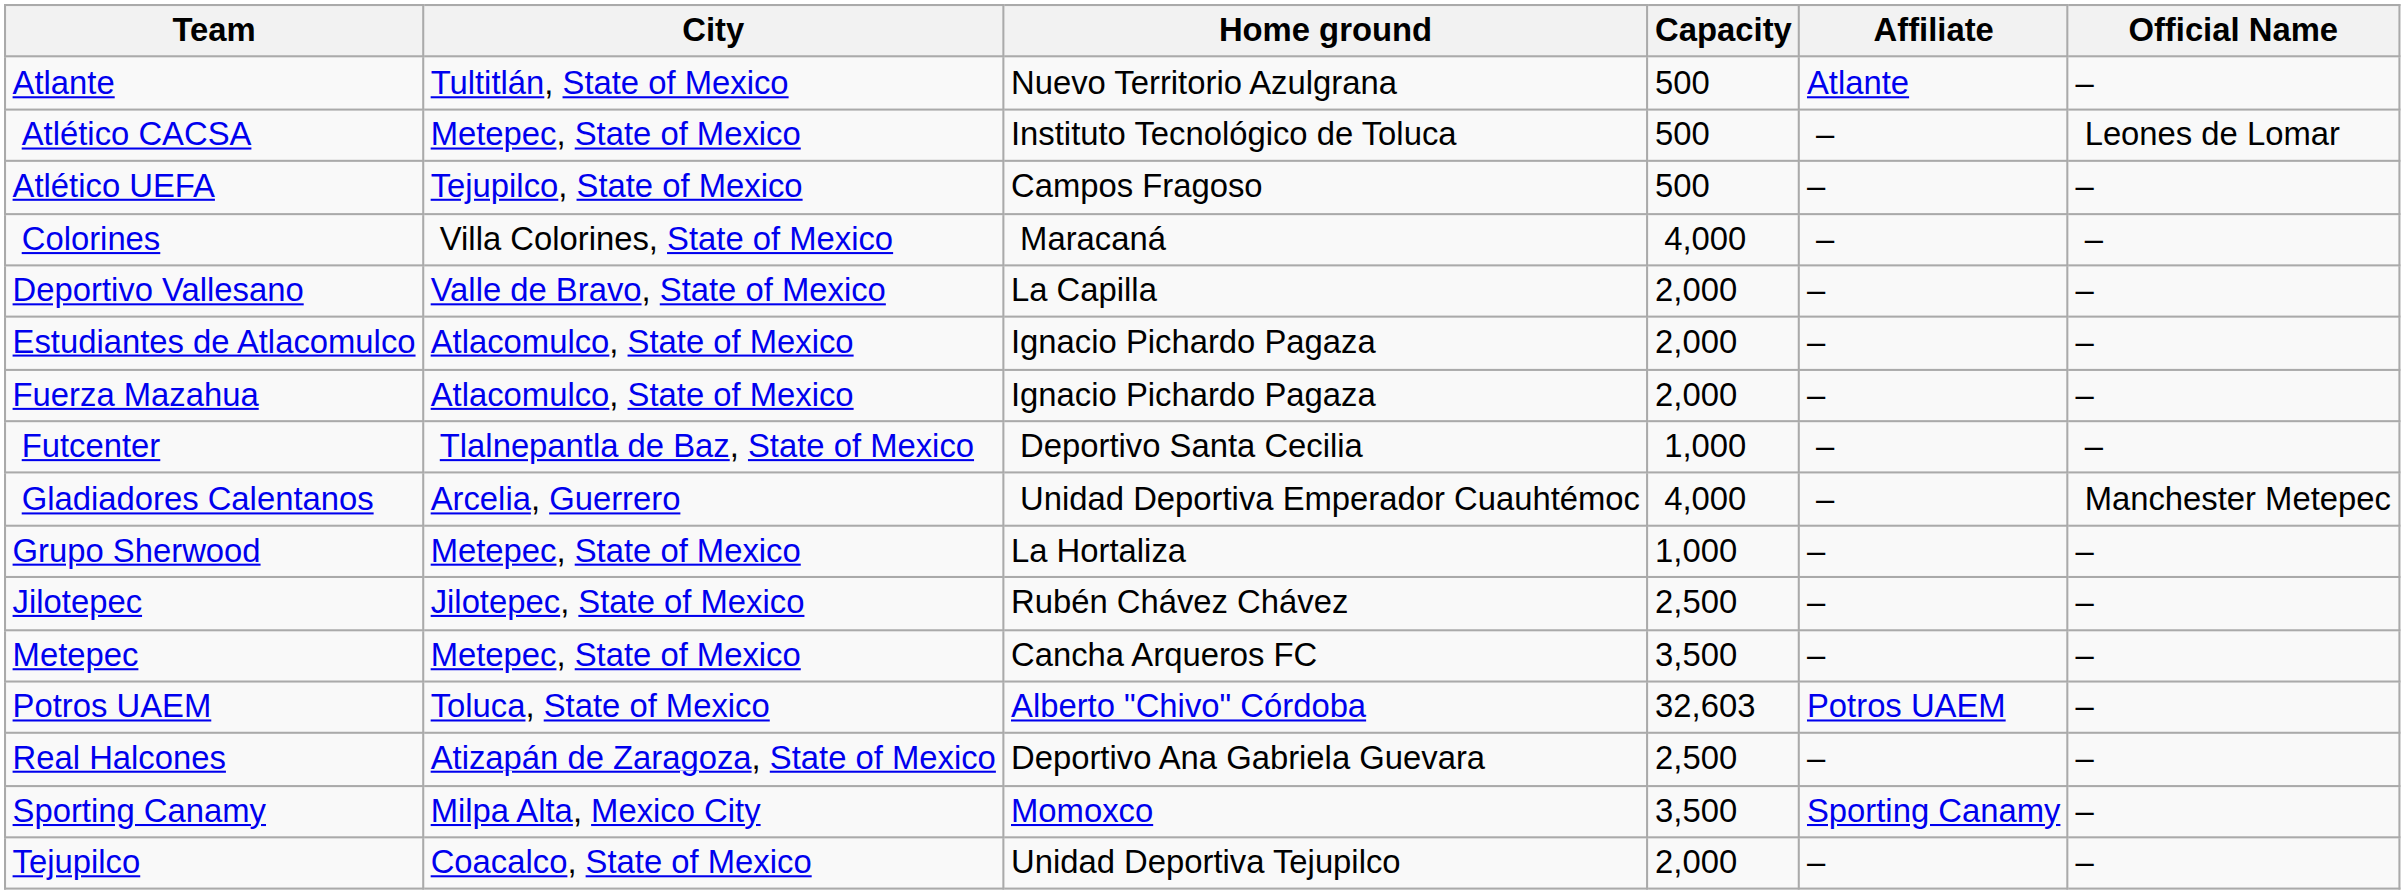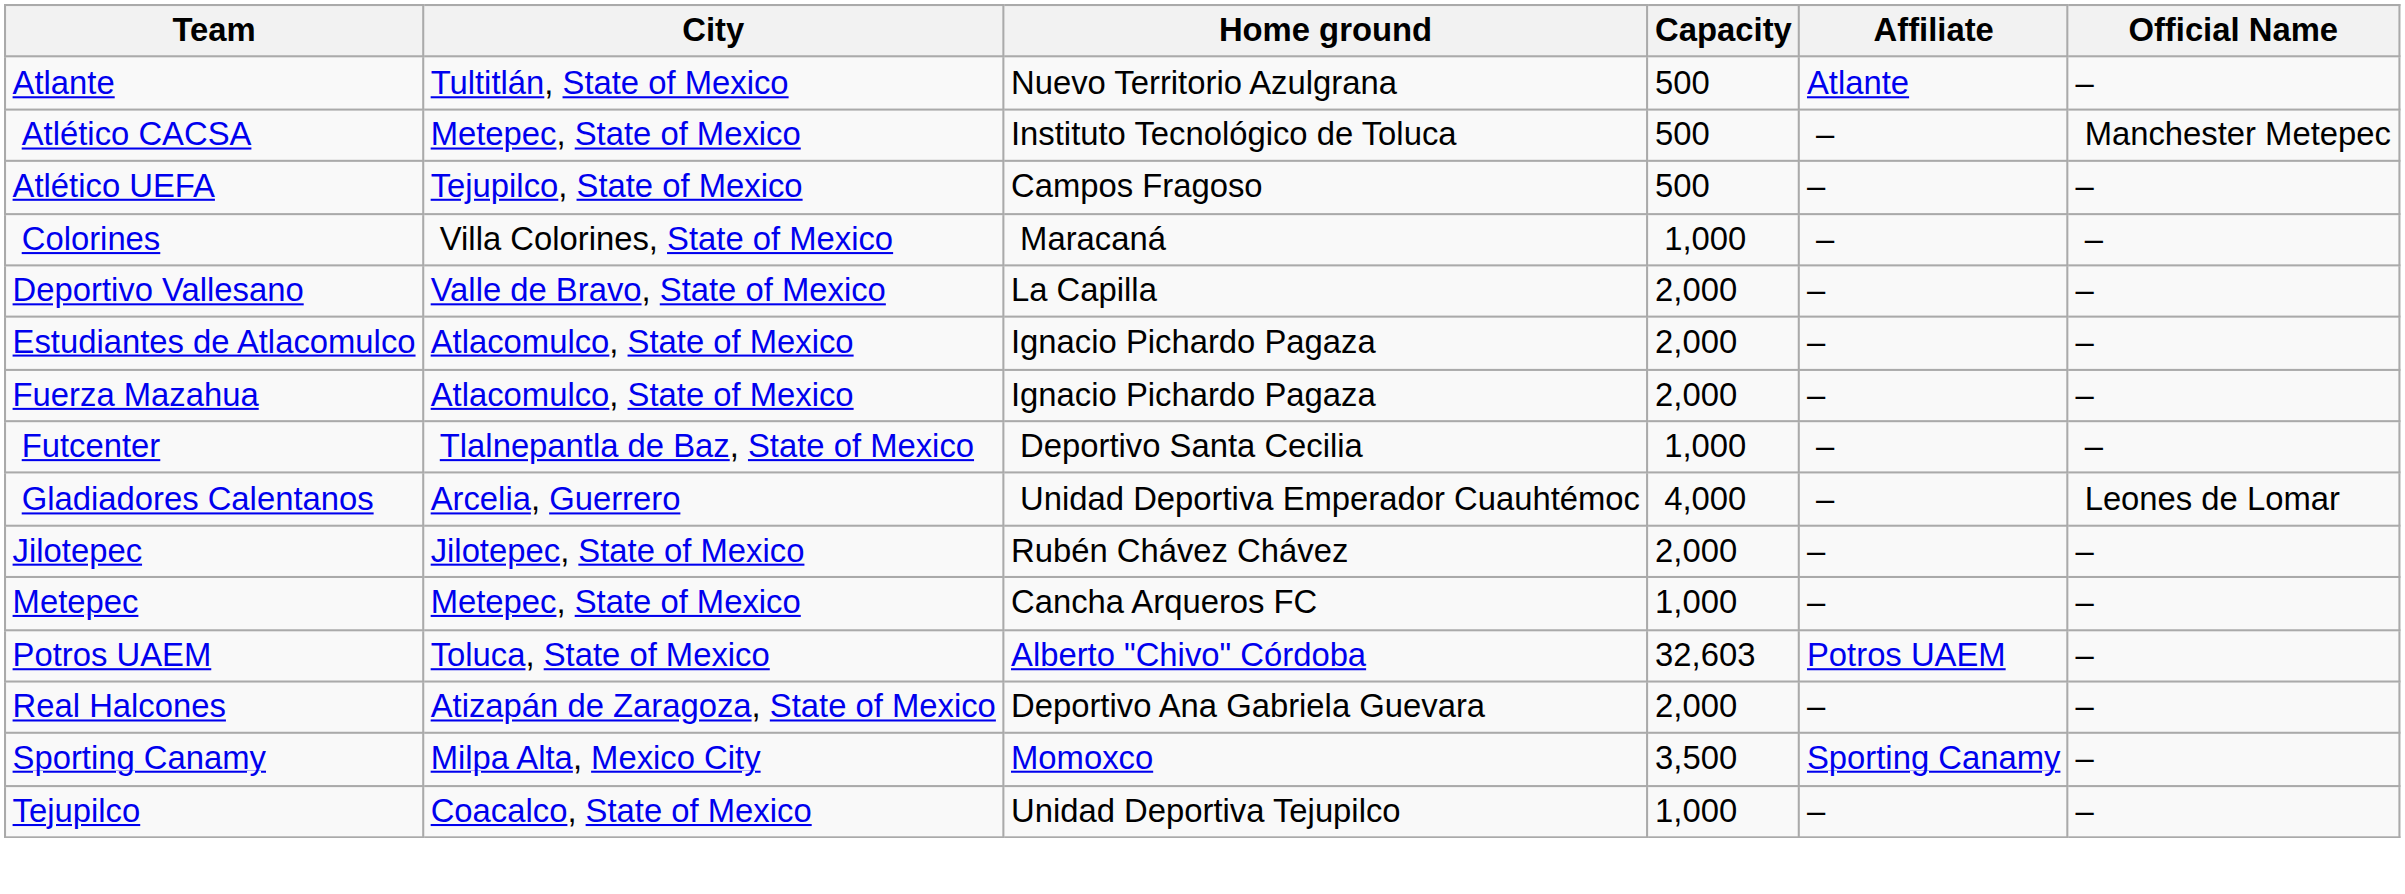(2208, 134) Leones de Lomar -> (2233, 134) Manchester Metepec
(1701, 238) 4,000 -> (1701, 238) 1,000
(2233, 498) Manchester Metepec -> (2208, 498) Leones de Lomar
- row: (137, 550)
(1696, 602) 2,500 -> (1696, 550) 2,000
(1696, 654) 3,500 -> (1696, 602) 1,000
(1696, 758) 2,500 -> (1696, 706) 2,000
(1696, 862) 2,000 -> (1696, 810) 1,000
